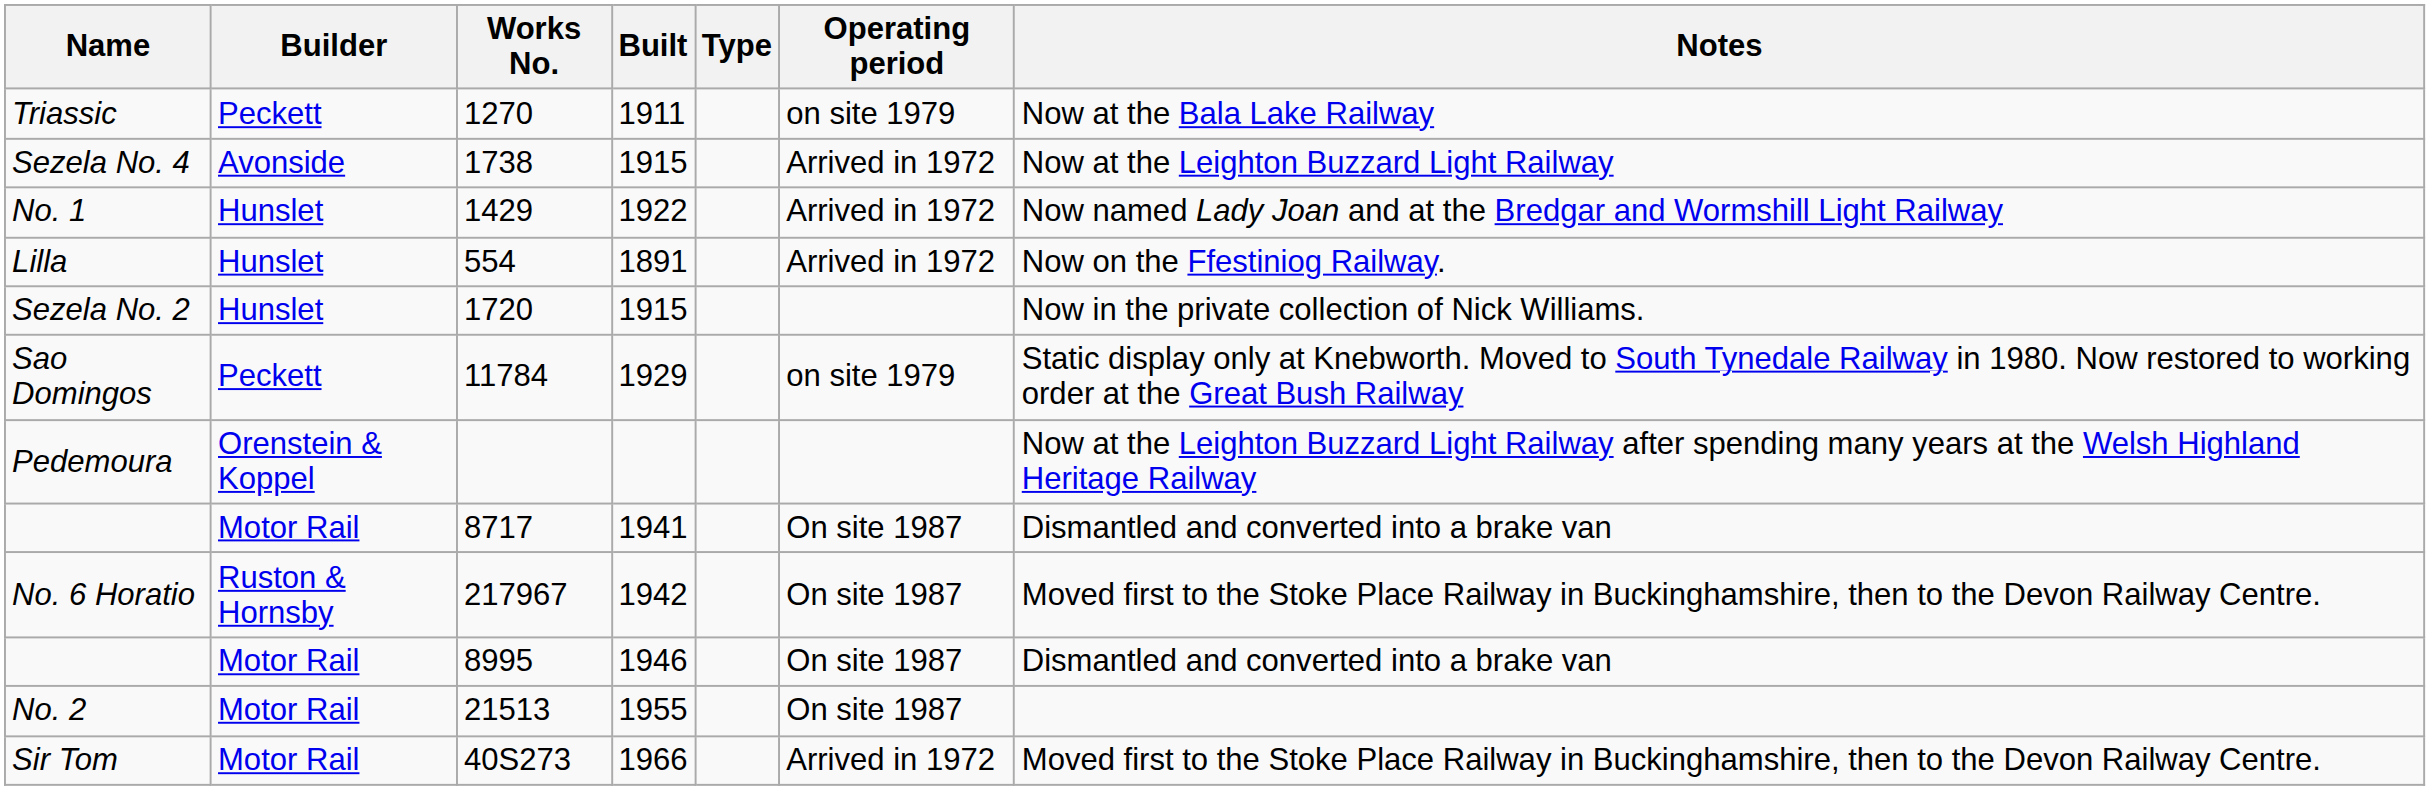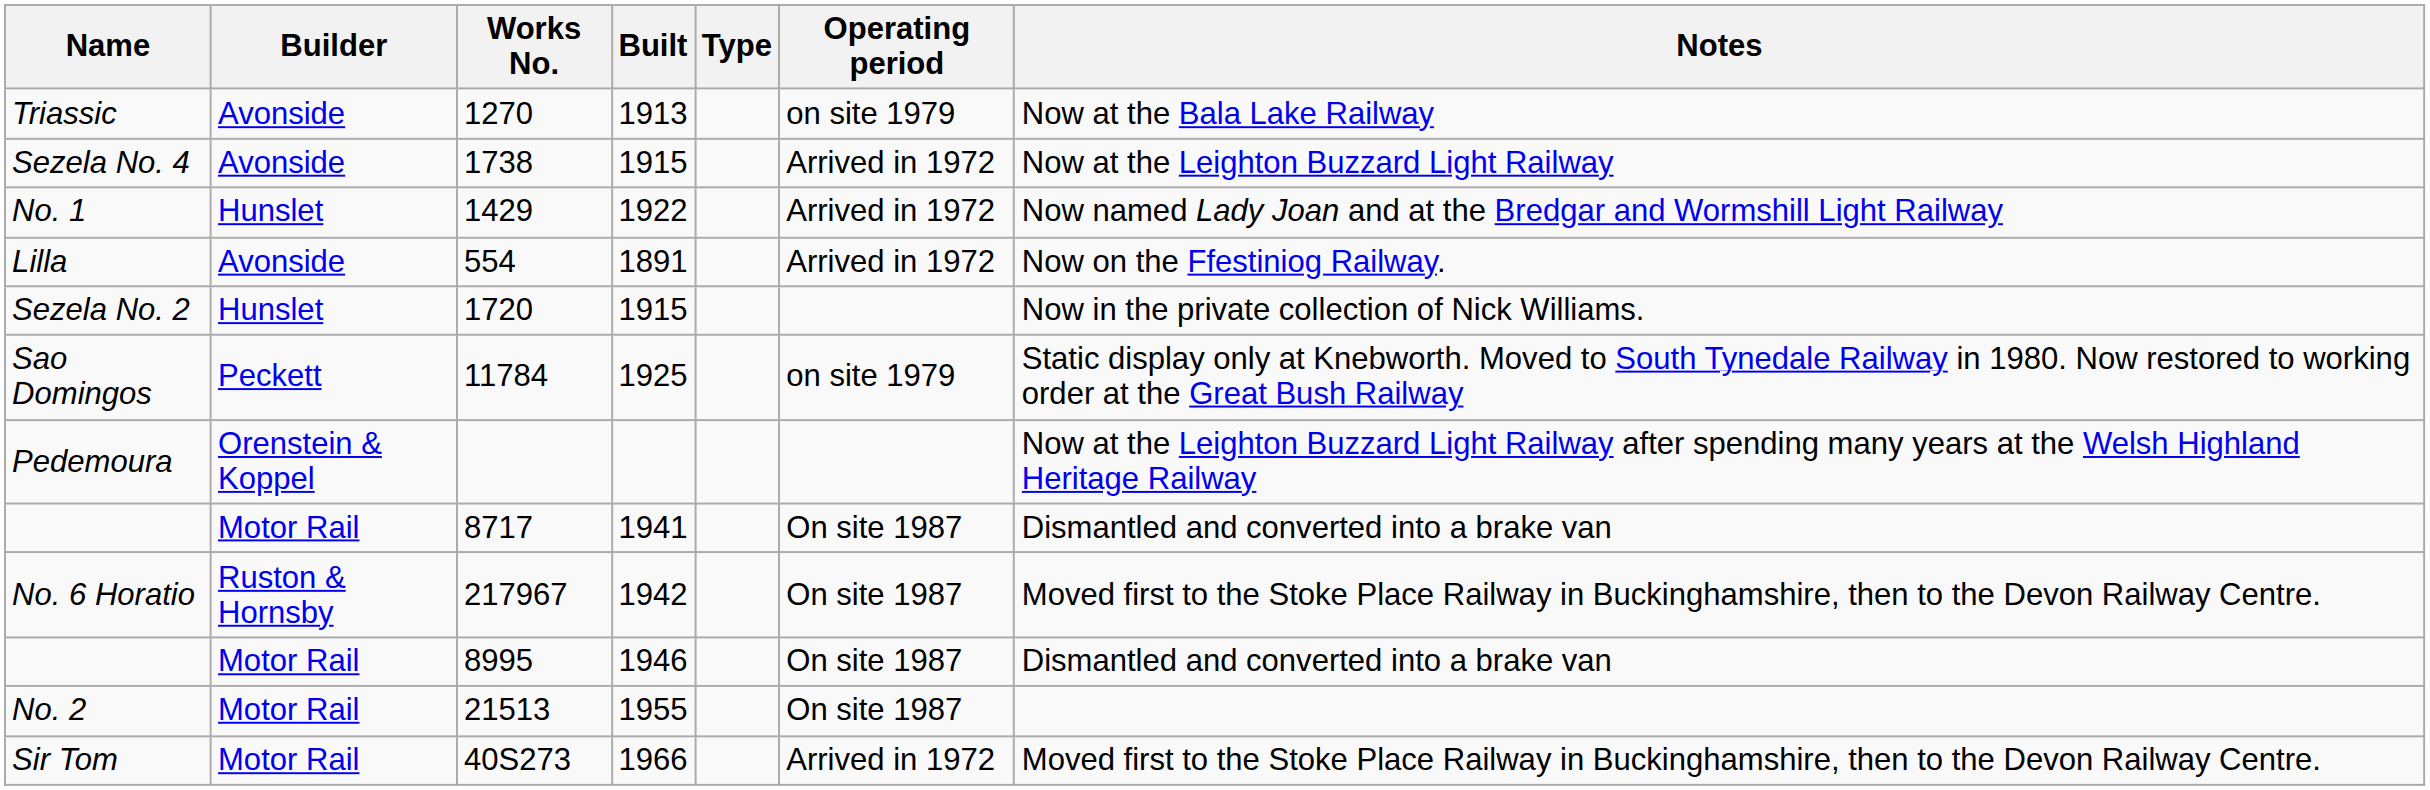(270, 113) Peckett -> (282, 113) Avonside
(652, 113) 1911 -> (653, 113) 1913
(271, 260) Hunslet -> (282, 260) Avonside
(653, 376) 1929 -> (653, 376) 1925
